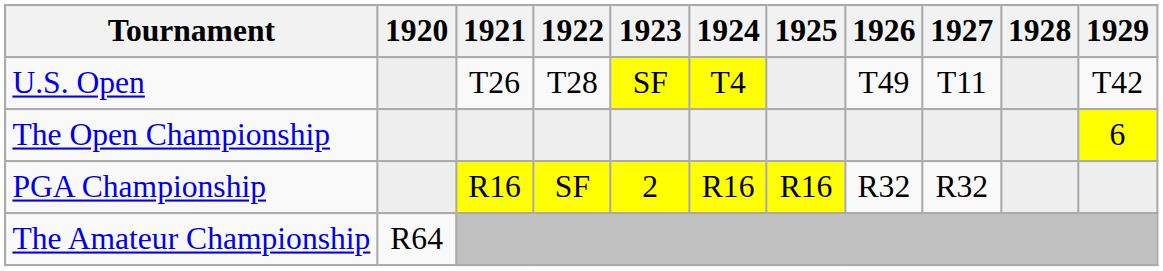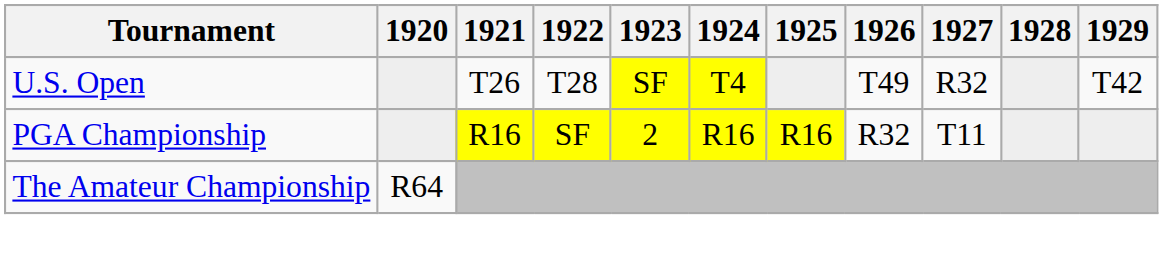(962, 82) T11 -> (962, 82) R32
- row: (171, 135)
(962, 187) R32 -> (962, 135) T11
